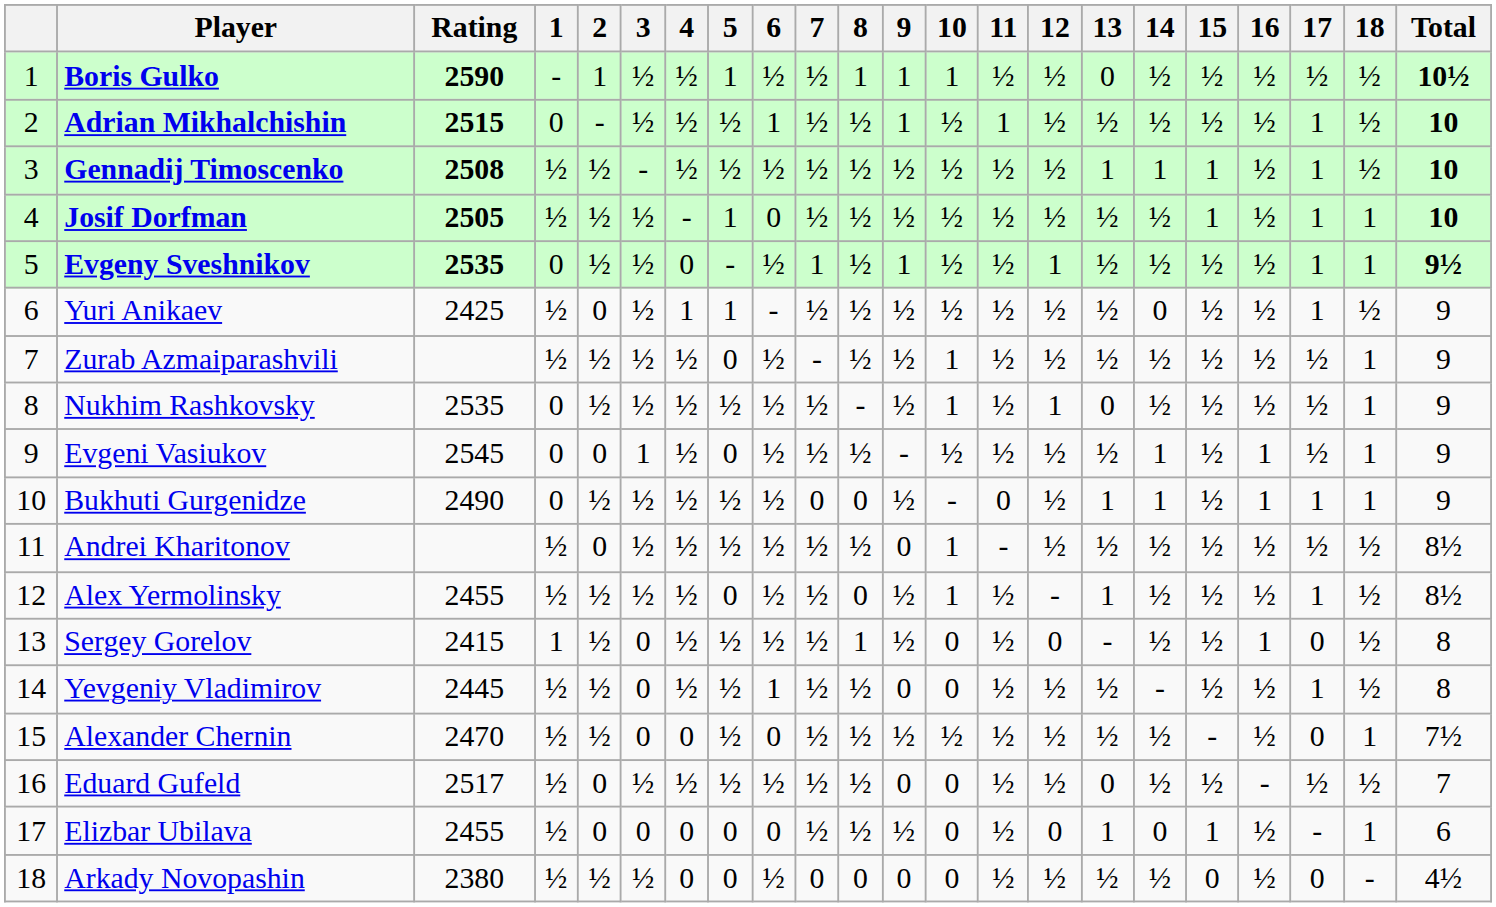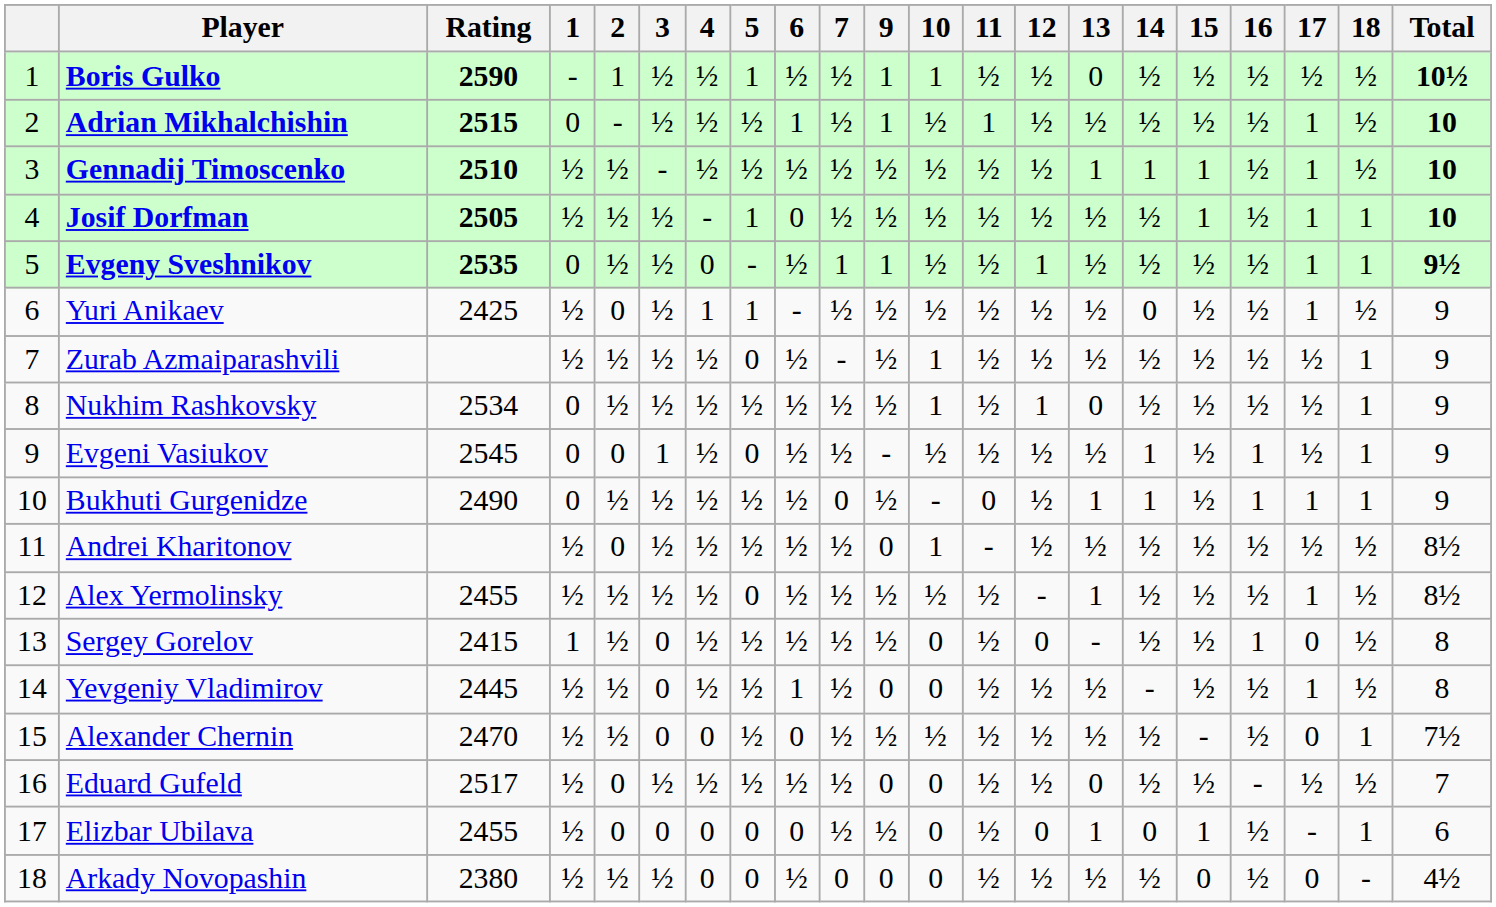- column: (861, 28)
(474, 169) 2508 -> (488, 169) 2510
(474, 405) 2535 -> (488, 405) 2534
(952, 594) 1 -> (936, 594) ½
